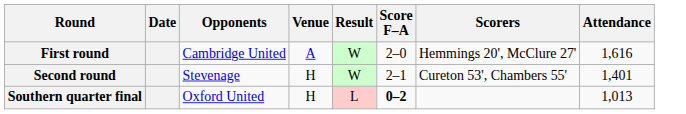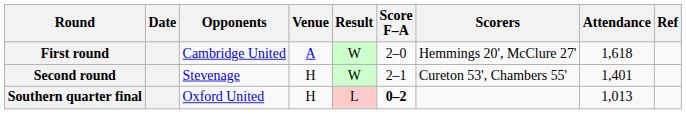+ column: (668, 23)
(617, 53) 1,616 -> (617, 53) 1,618
